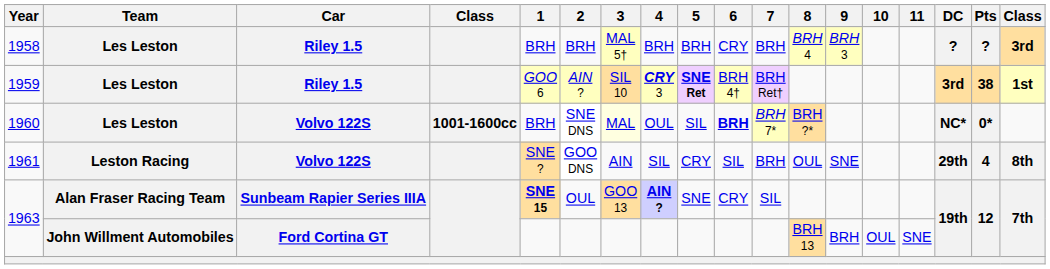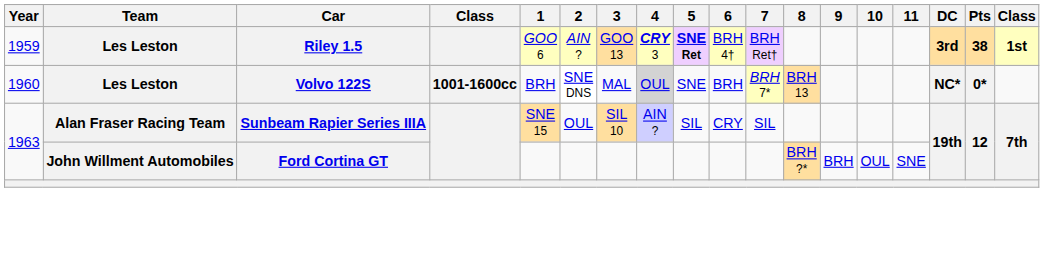- row: (24, 46)
(621, 83) SIL 10 -> (617, 45) GOO 13
(621, 122) lightyellow background -> (617, 84) no background
(659, 122) no background -> (655, 84) lightgrey background
(696, 122) SIL -> (691, 84) SNE
(733, 122) bold -> (728, 84) normal
(807, 122) BRH ?* -> (802, 83) BRH 13
- row: (24, 161)
(540, 199) bold -> (540, 122) normal
(621, 198) GOO 13 -> (617, 122) SIL 10
(659, 199) bold -> (655, 122) normal
(696, 199) SNE -> (691, 122) SIL
(807, 237) BRH 13 -> (802, 160) BRH ?*
